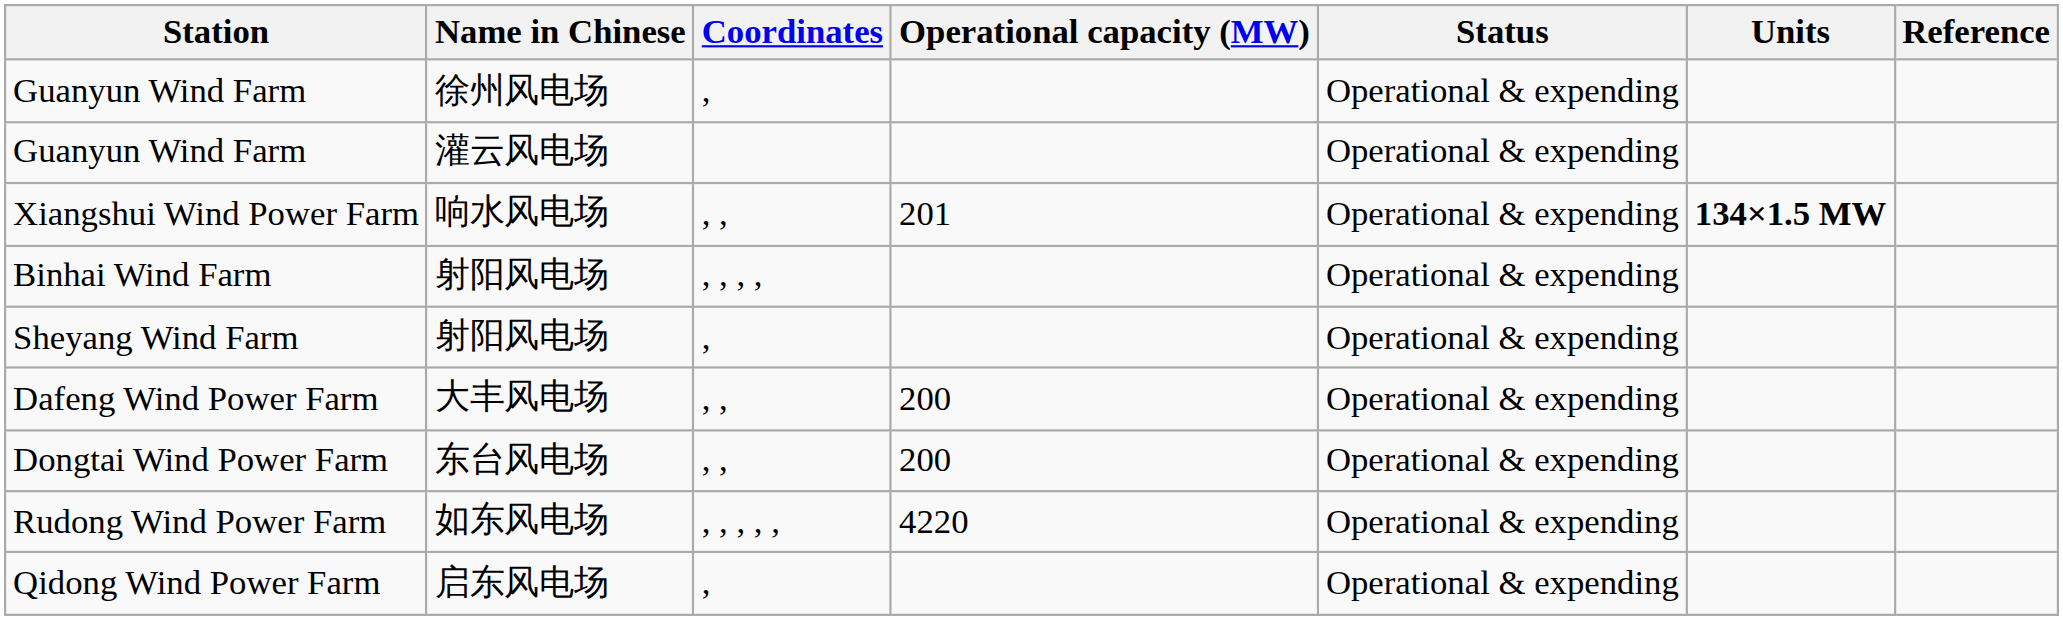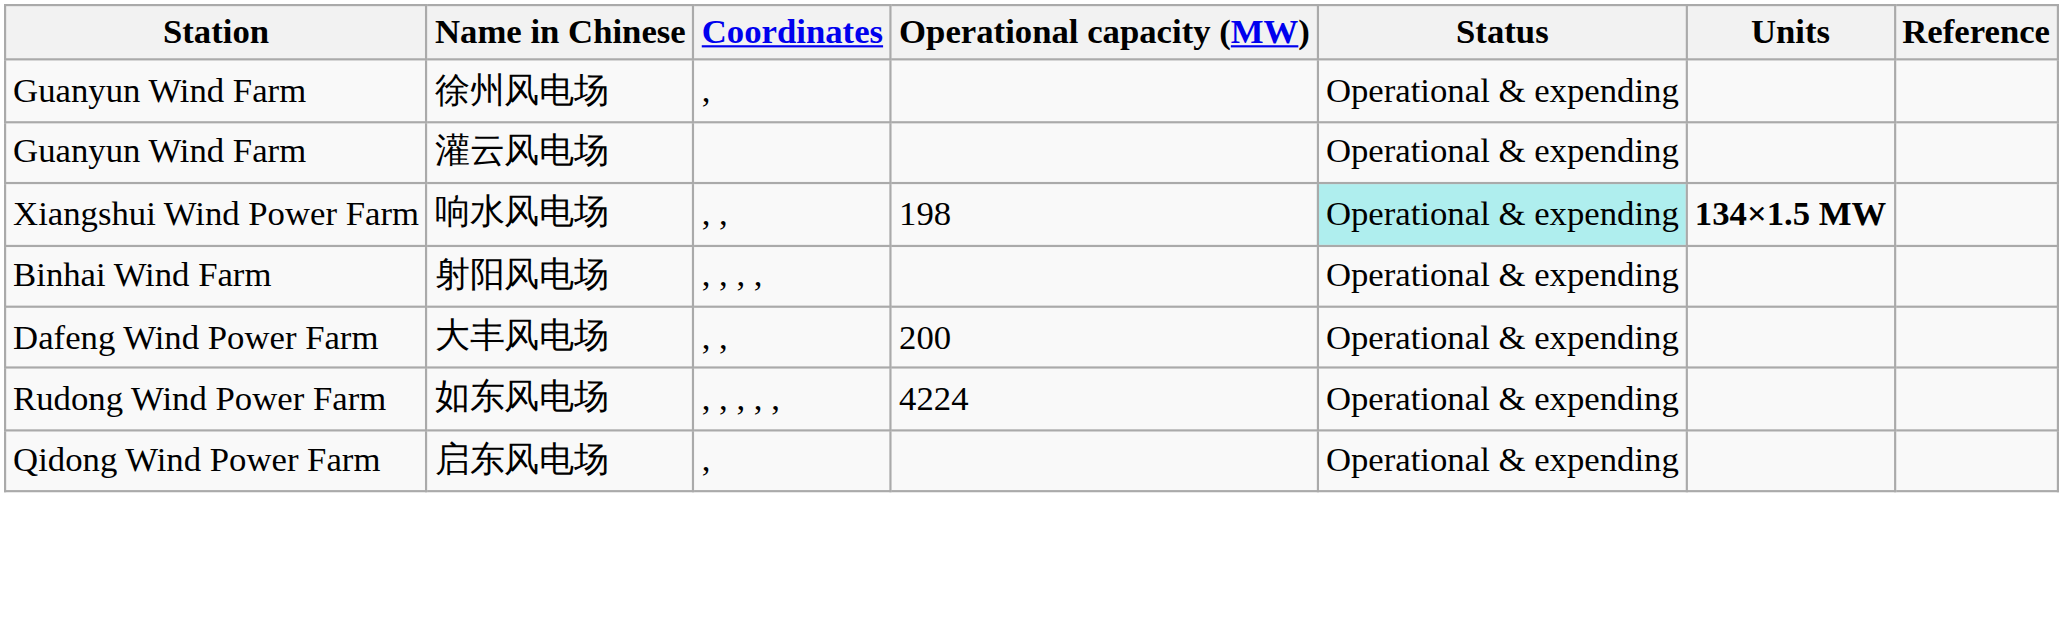(925, 213) 201 -> (925, 213) 198
(1502, 213) no background -> (1502, 213) paleturquoise background
- row: (156, 336)
- row: (201, 459)
(934, 521) 4220 -> (934, 398) 4224
